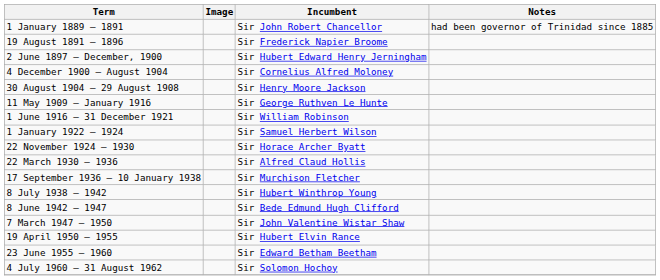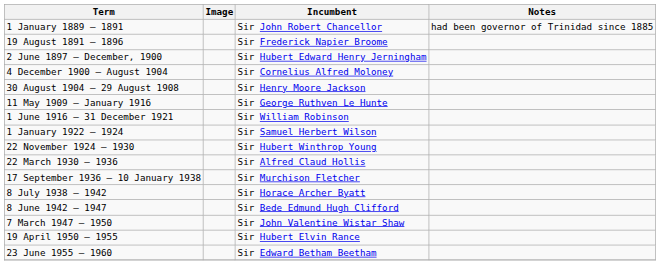(302, 147) Sir Horace Archer Byatt -> (307, 147) Sir Hubert Winthrop Young
(307, 192) Sir Hubert Winthrop Young -> (302, 192) Sir Horace Archer Byatt
- row: (84, 268)
